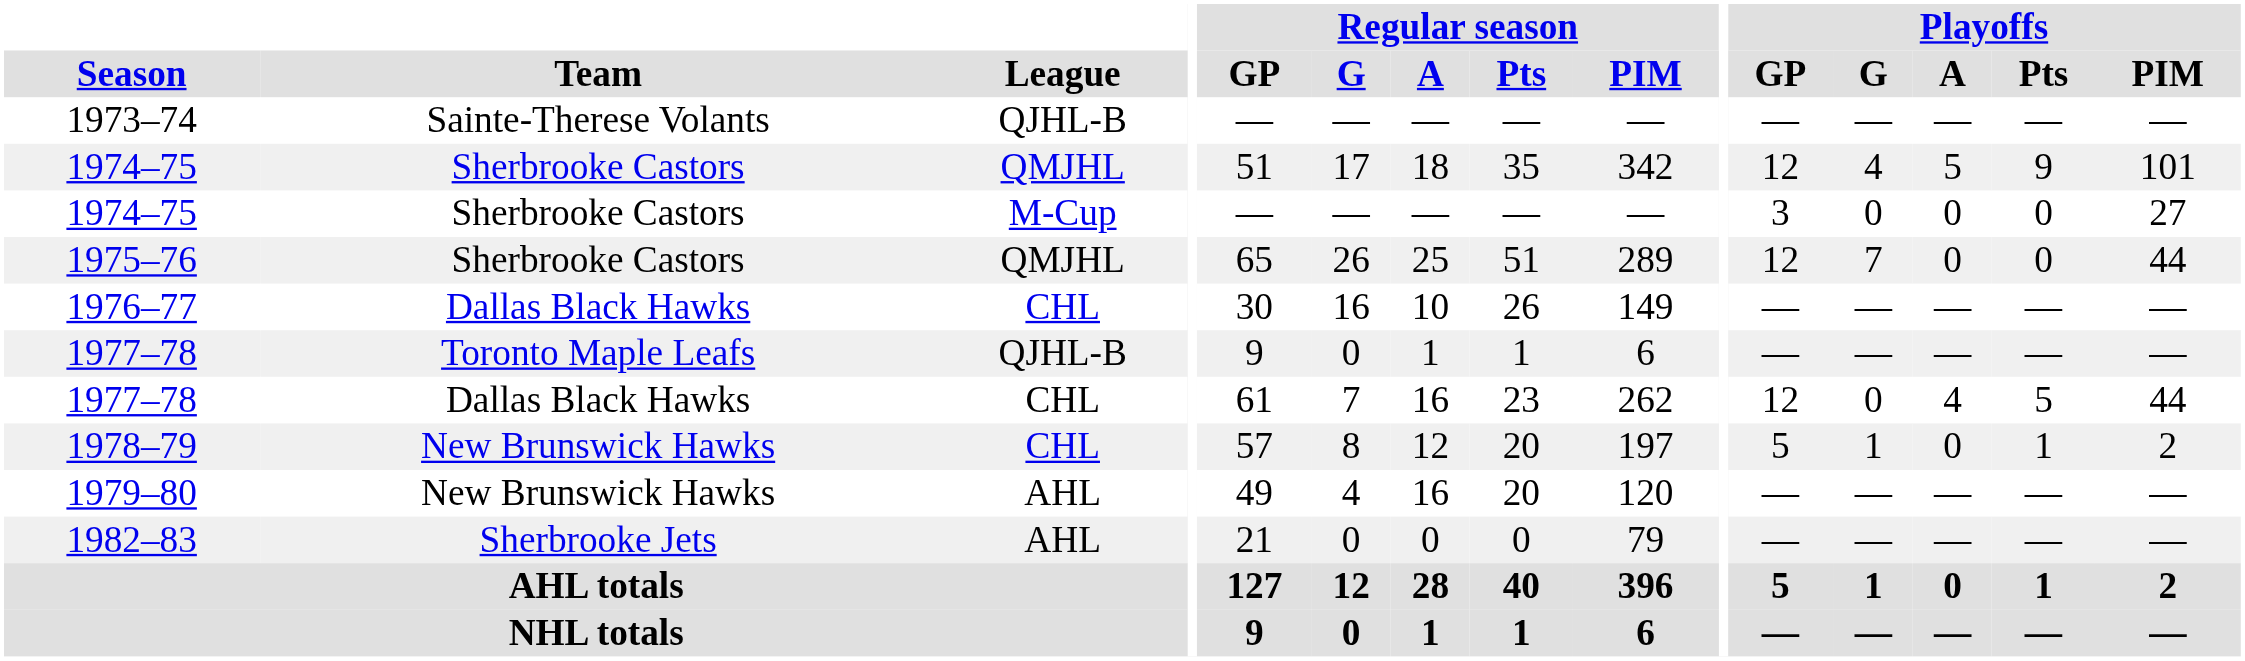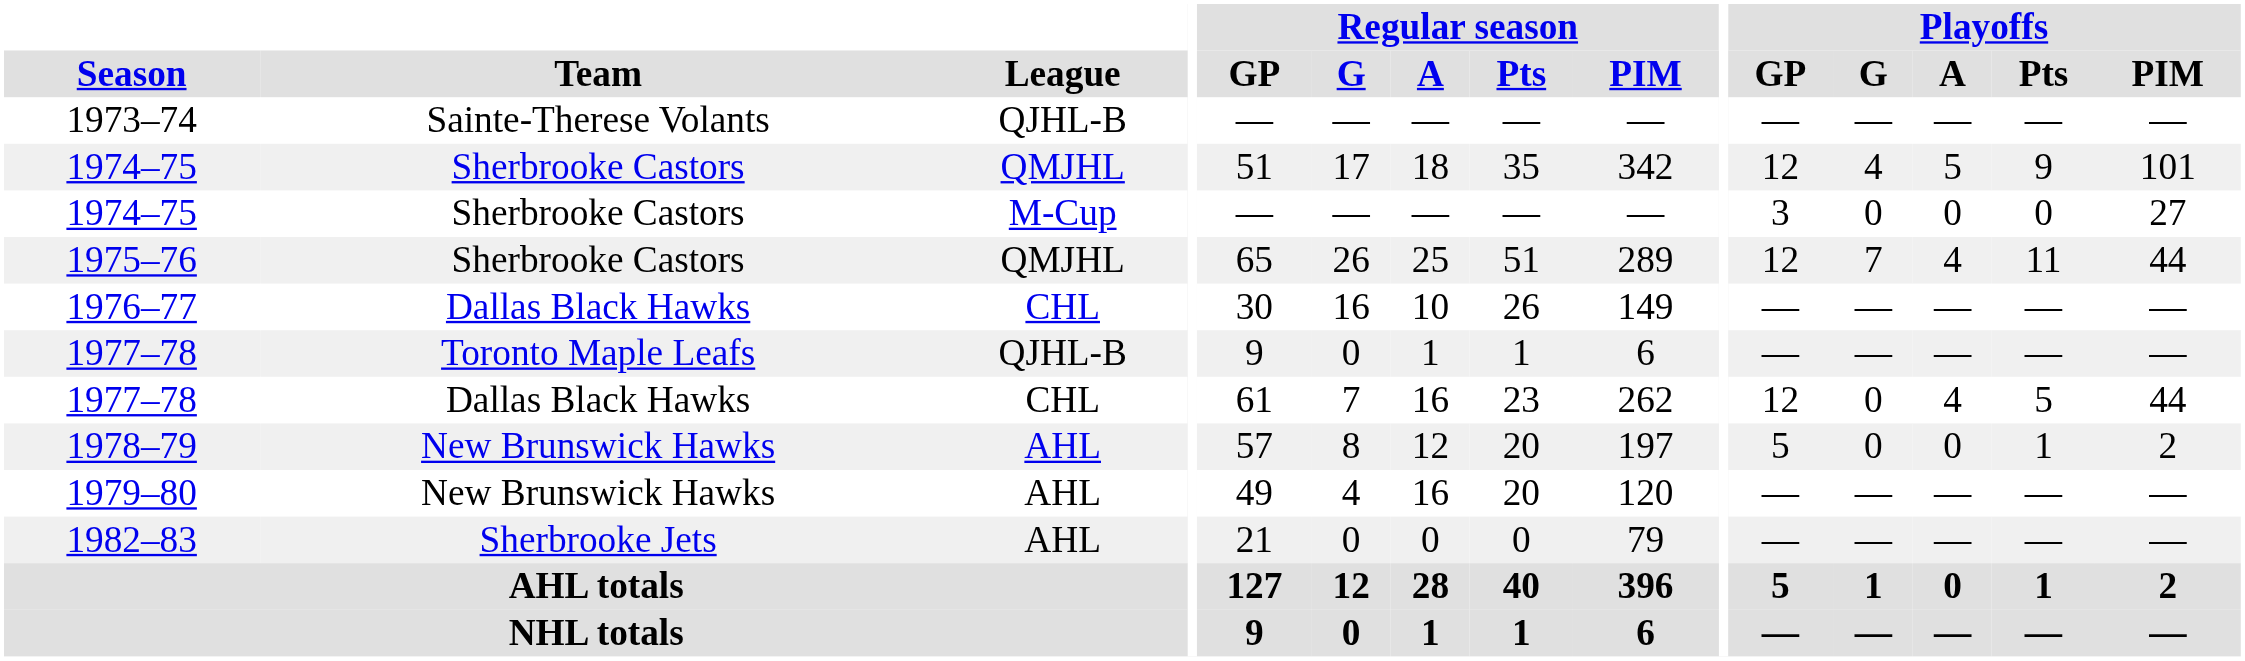(1953, 259) 0 -> (1953, 259) 4
(2044, 259) 0 -> (2044, 259) 11
(1063, 446) CHL -> (1063, 446) AHL
(1873, 446) 1 -> (1873, 446) 0
